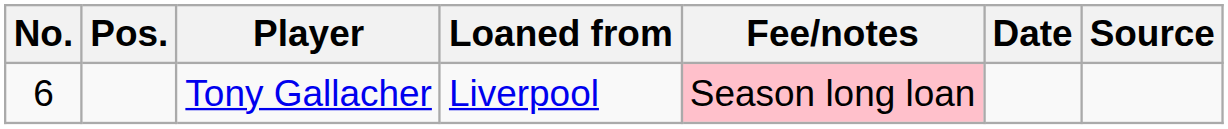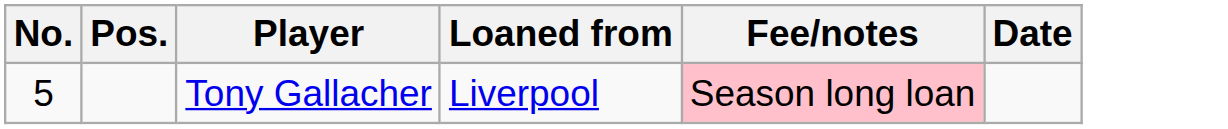- column: (1152, 33)
(43, 92) 6 -> (43, 92) 5
